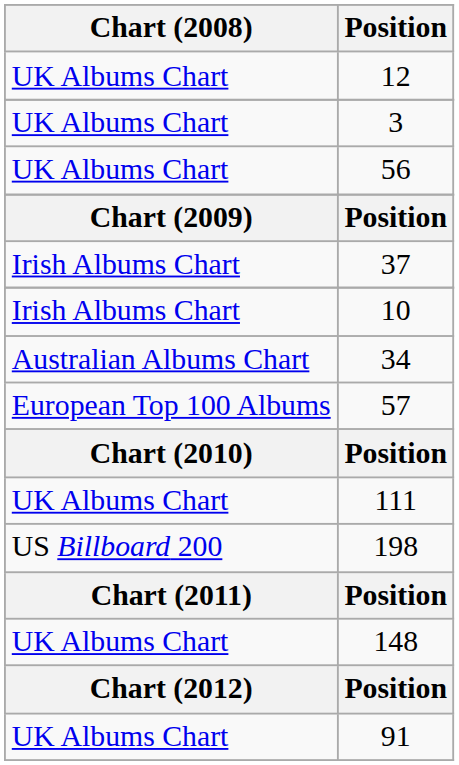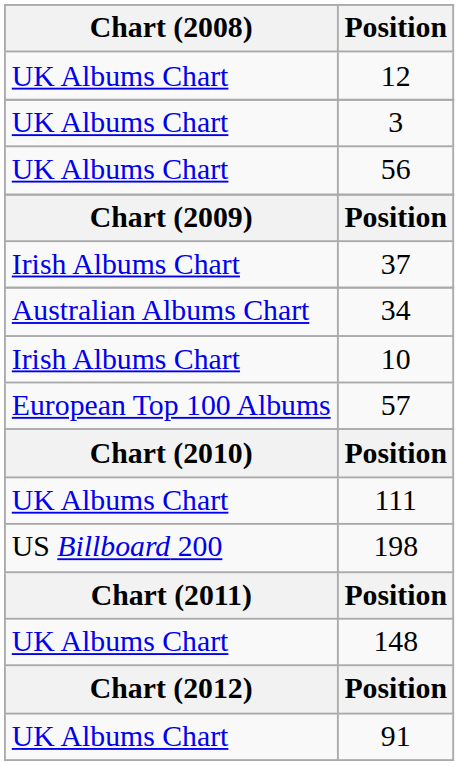rows swapped: (396, 311) <-> (396, 358)
